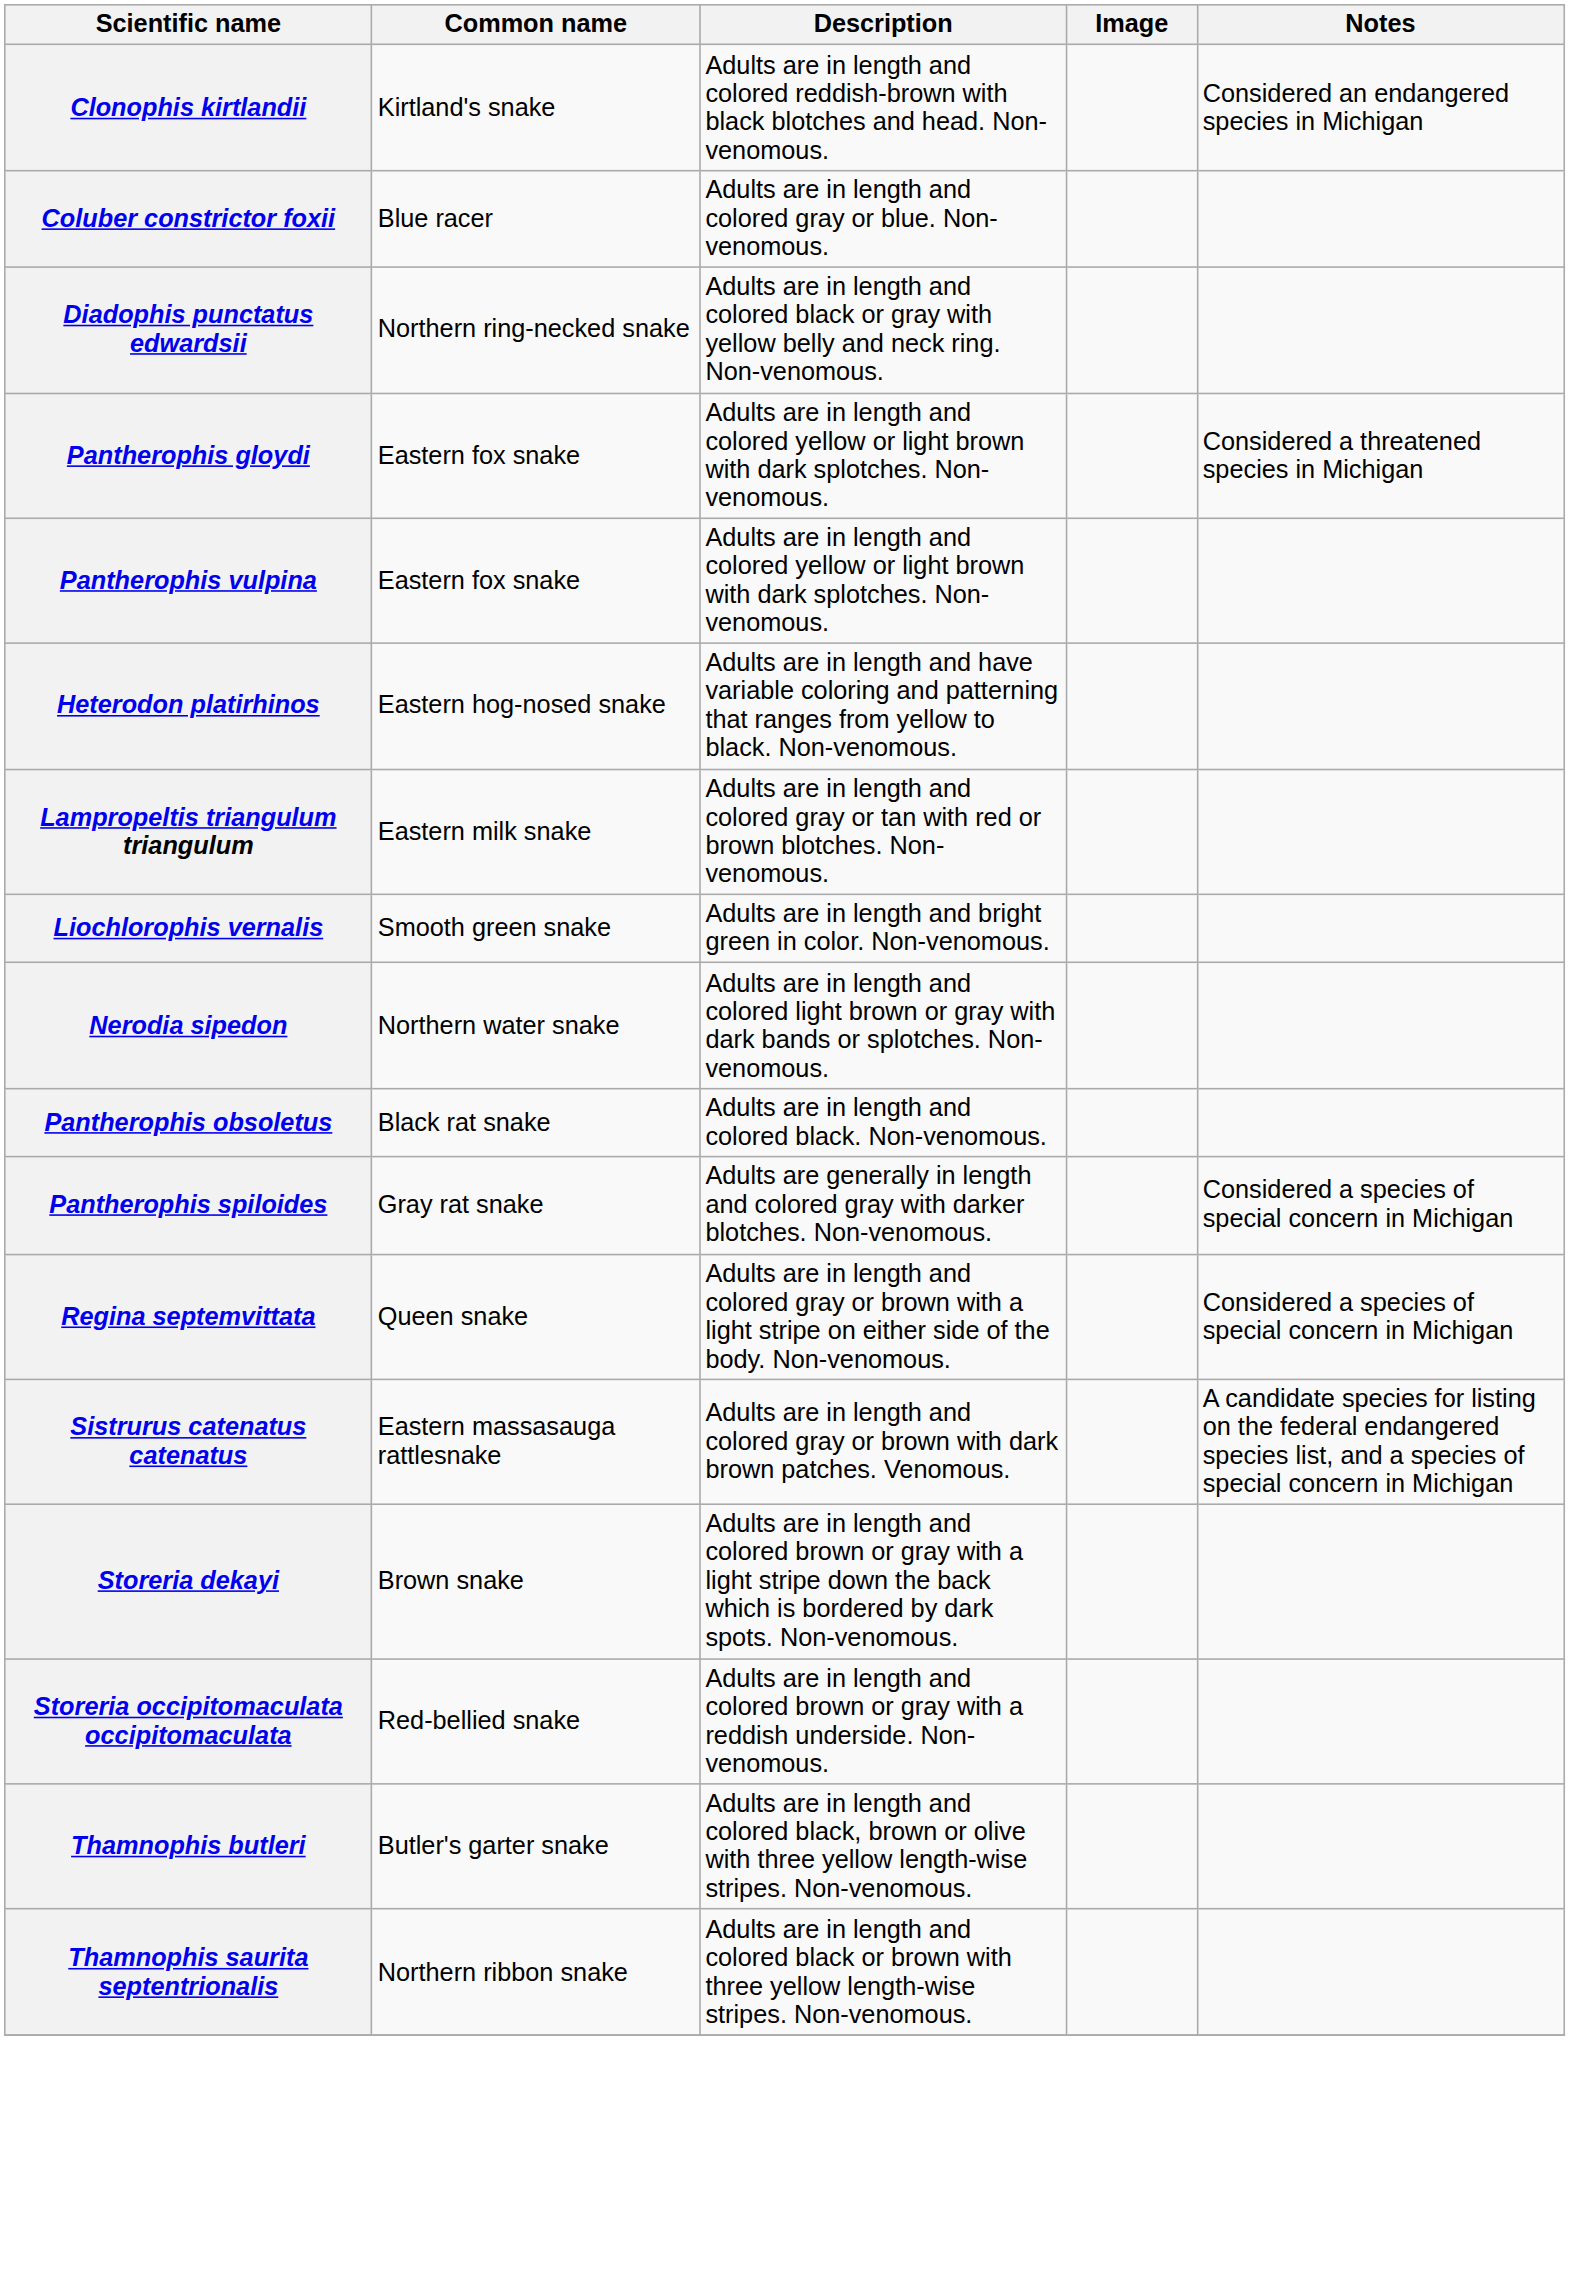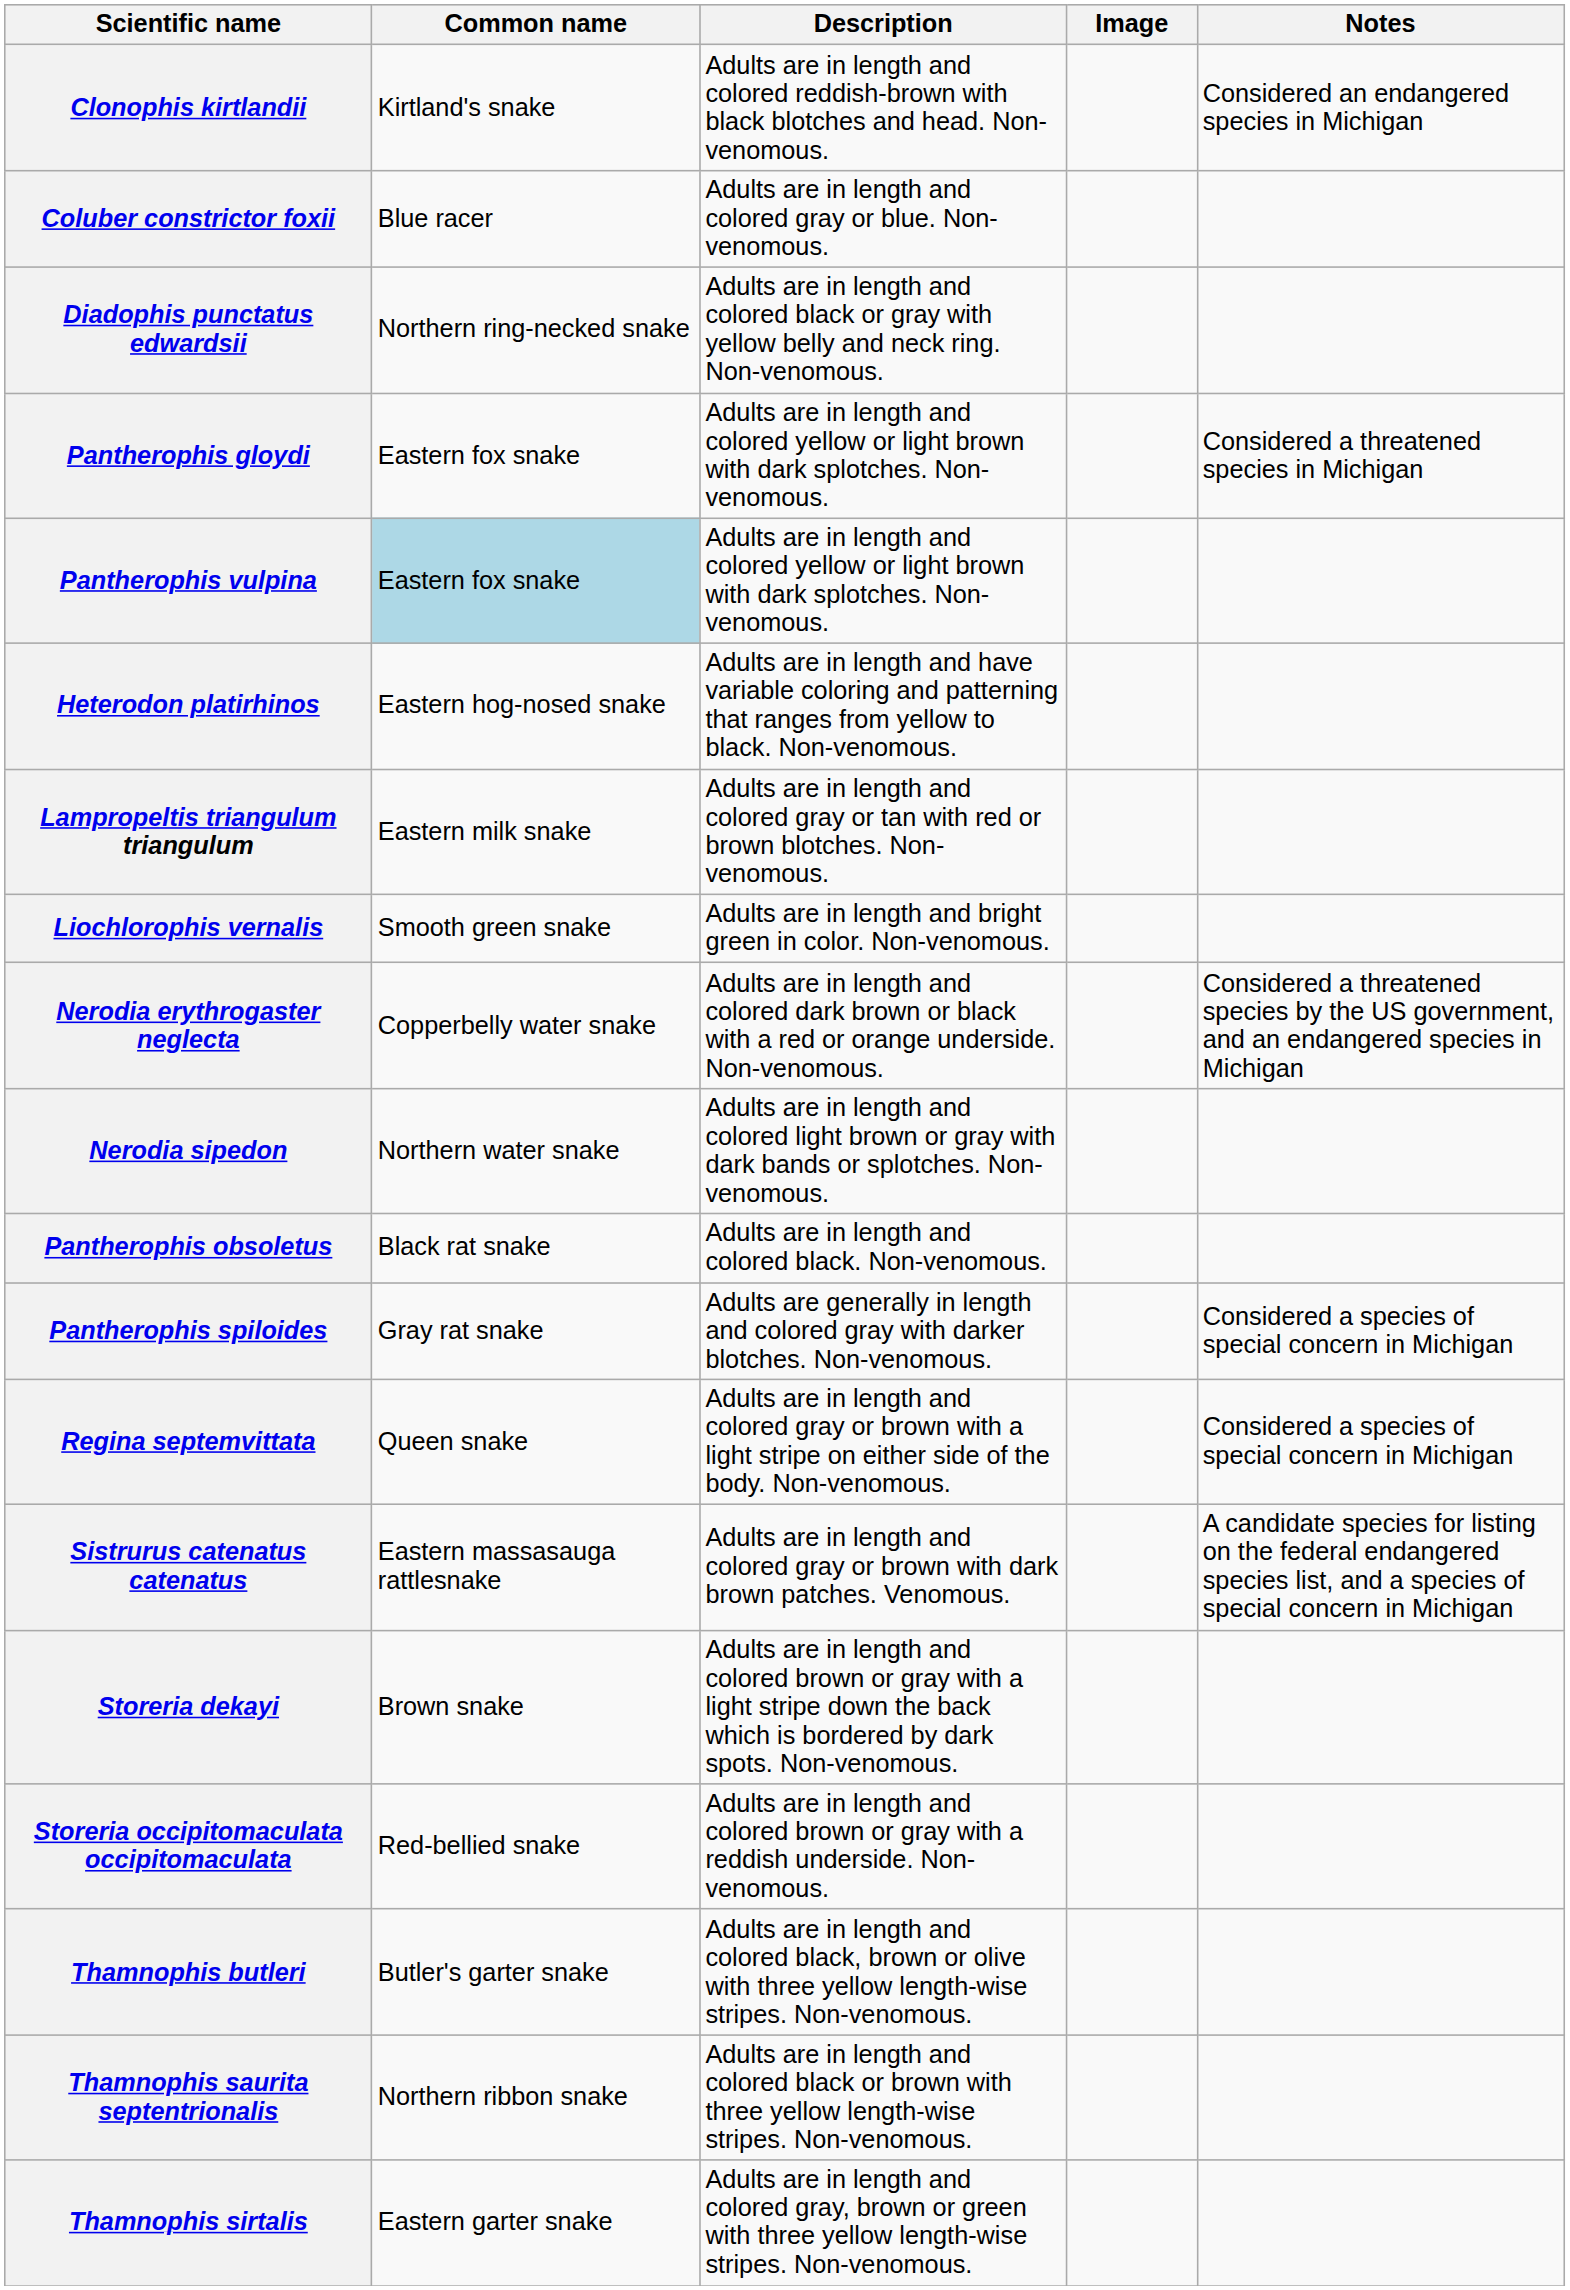(479, 580) no background -> (479, 580) lightblue background
+ row: (188, 1025)
+ row: (188, 2222)
